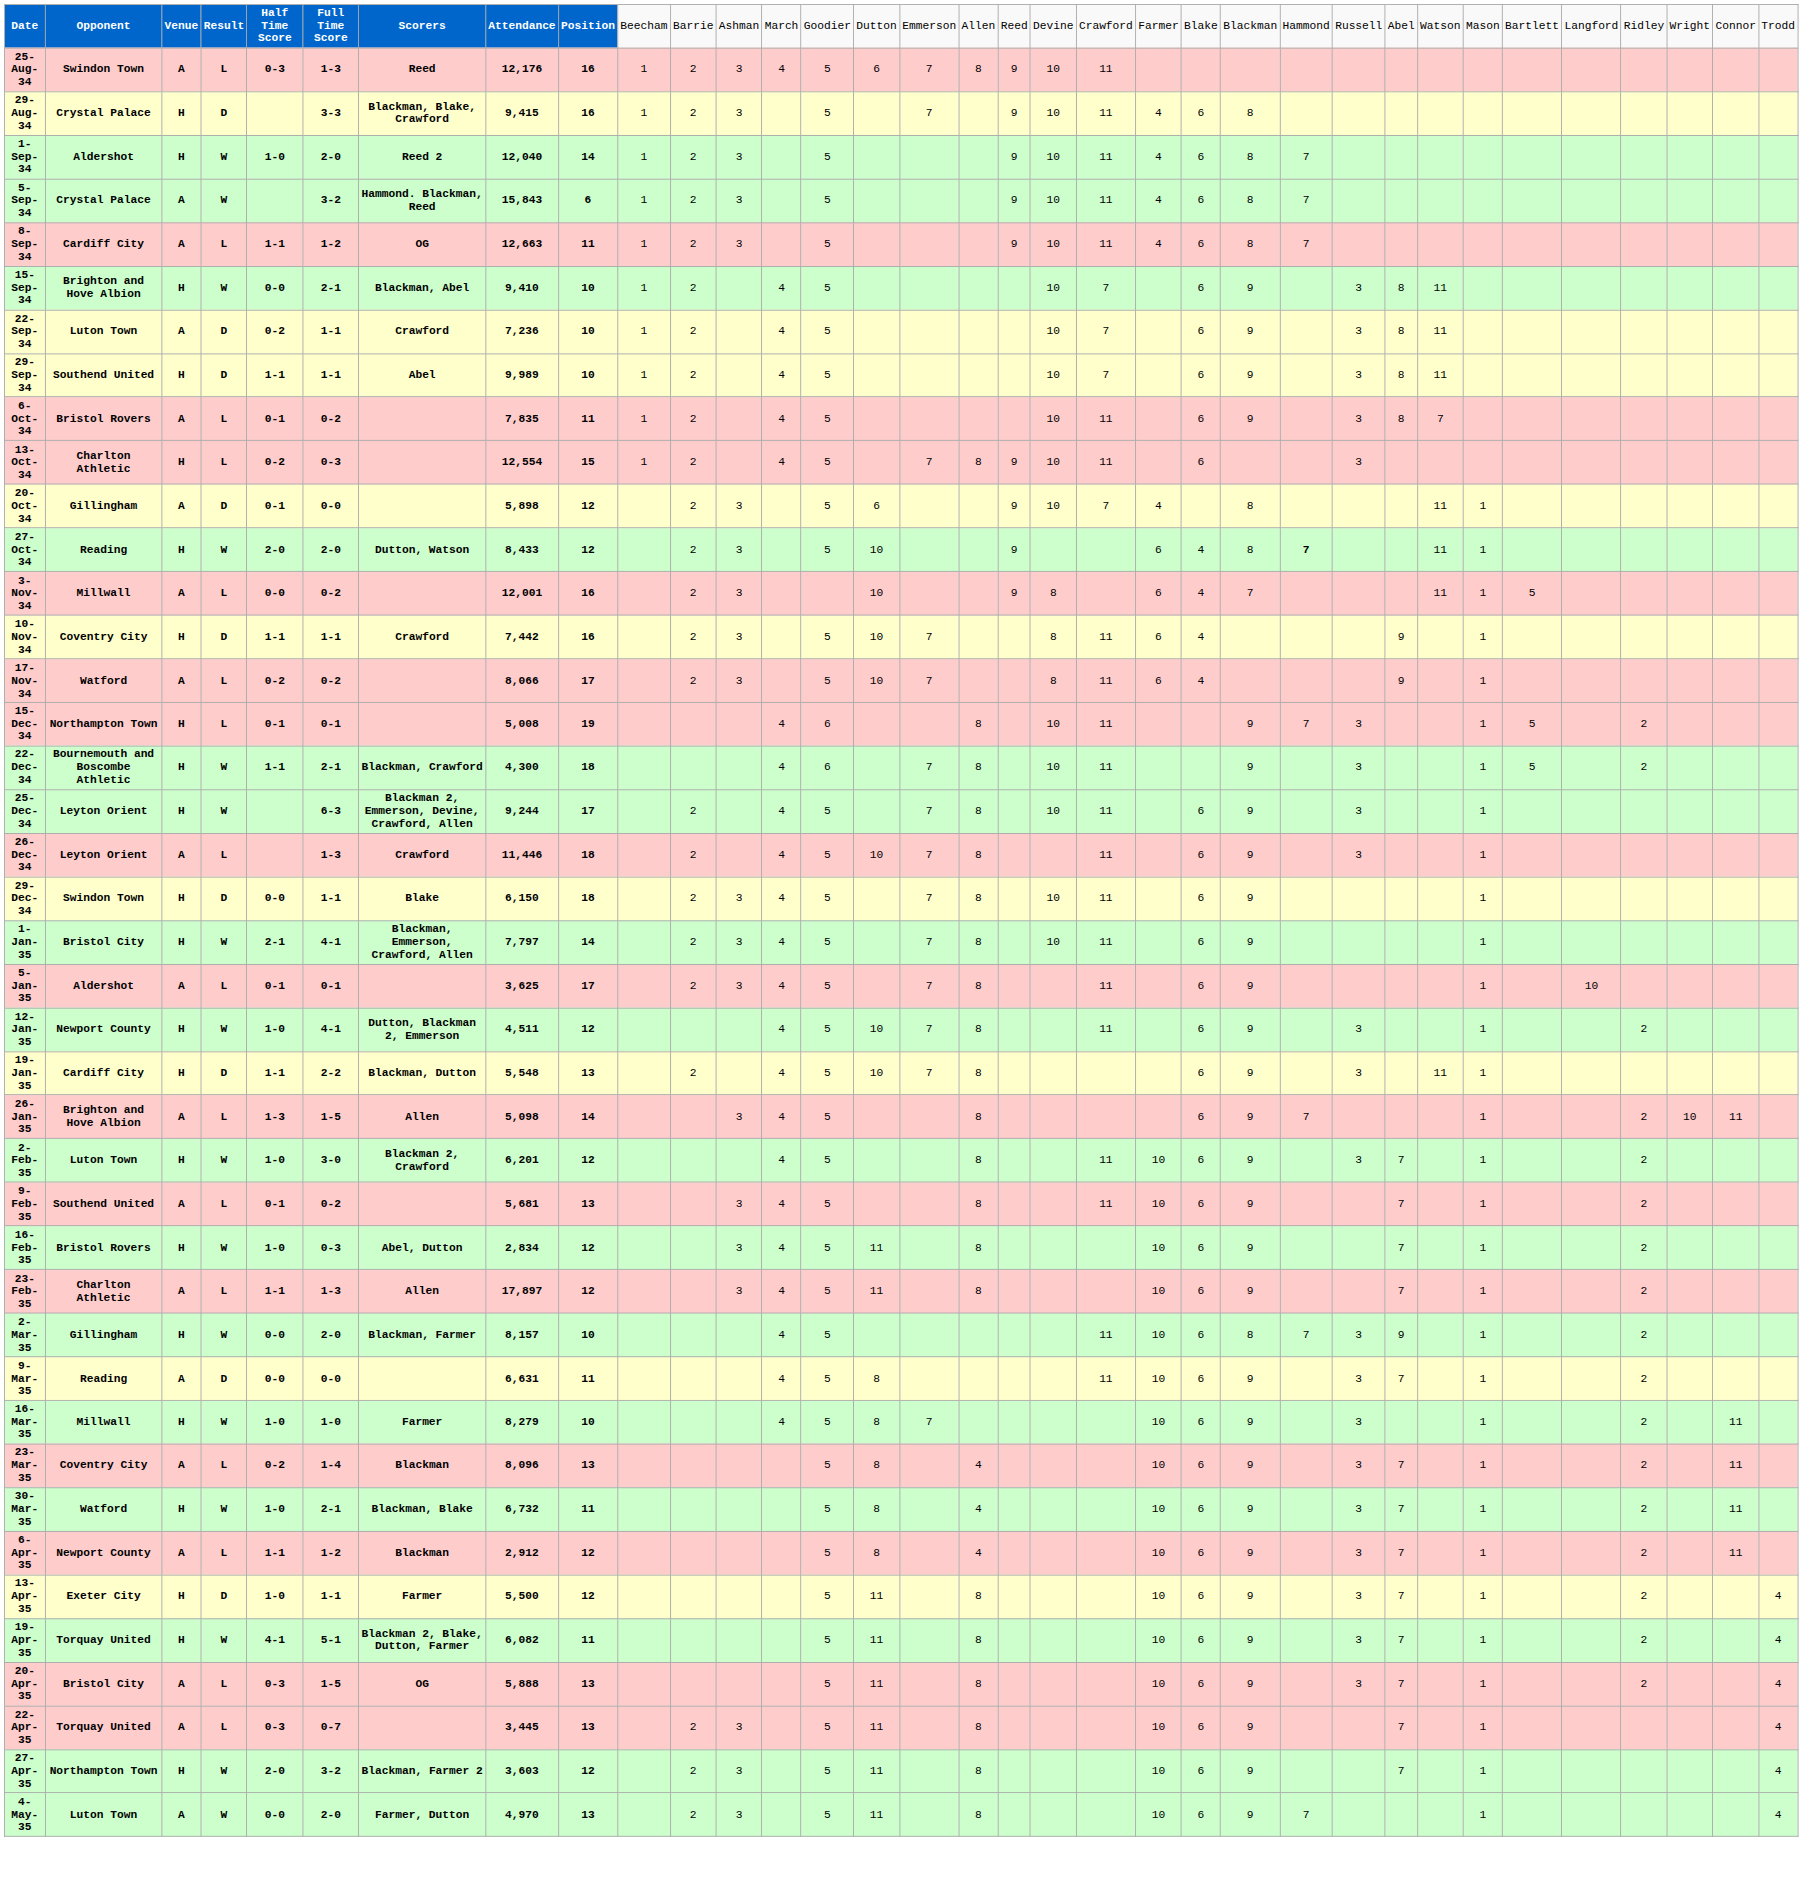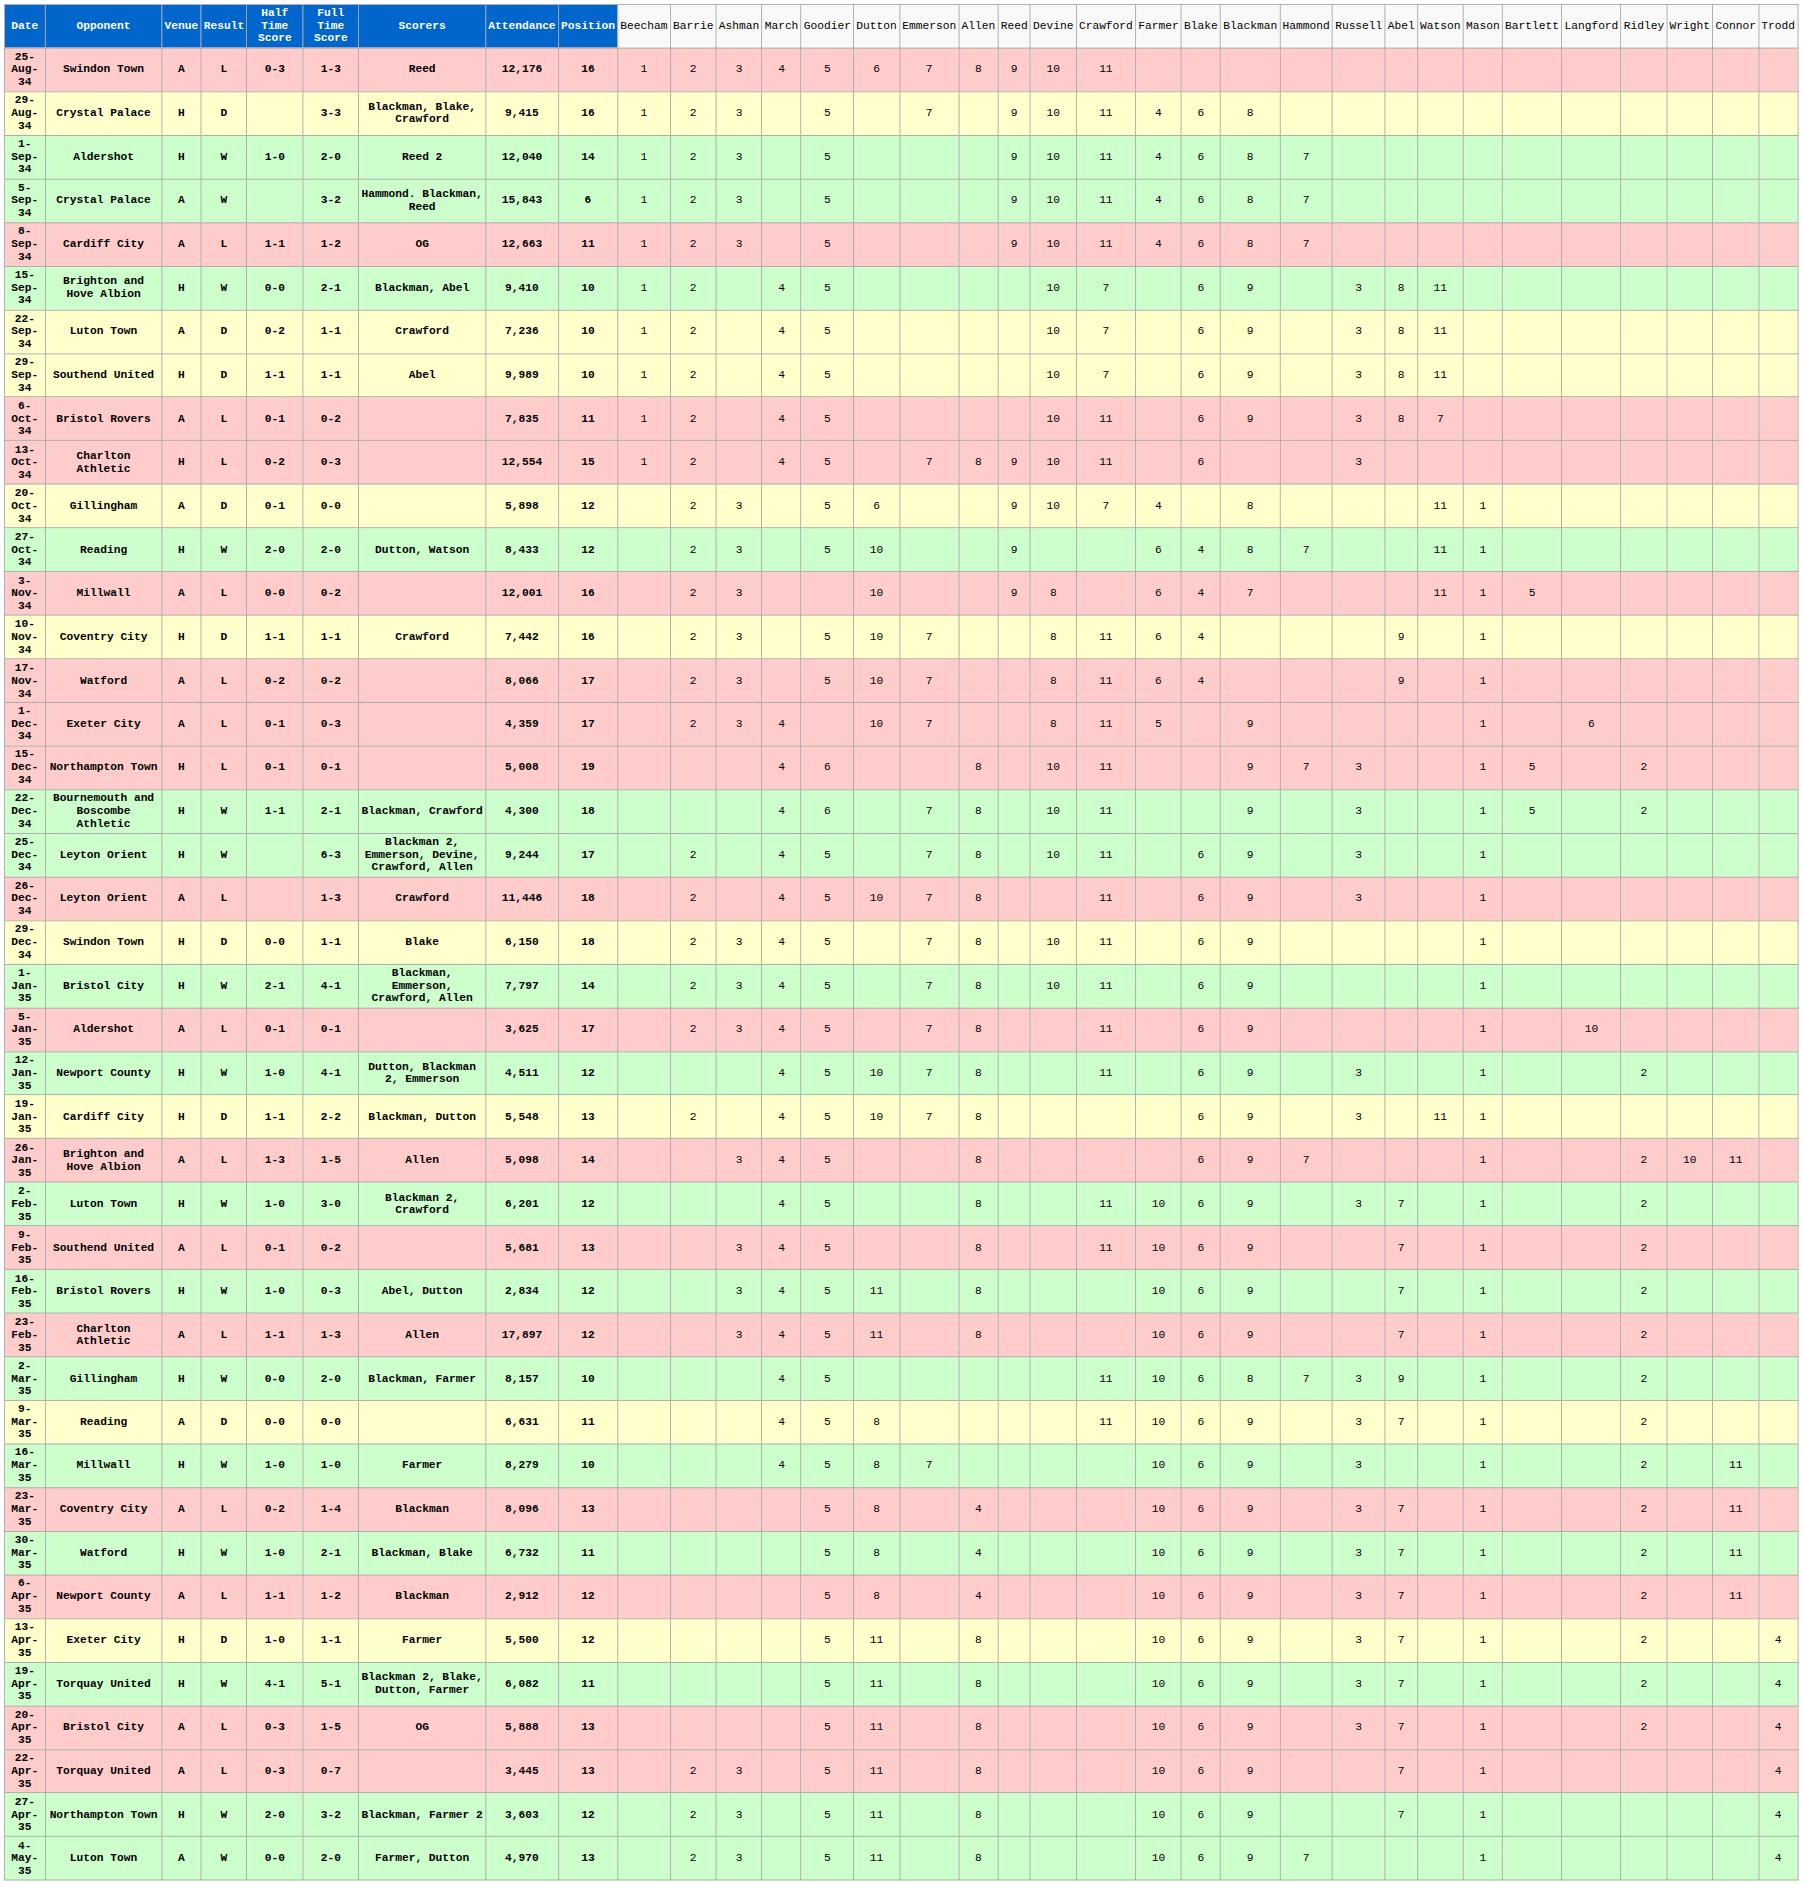(1306, 550) bold -> (1306, 550) normal
+ row: (25, 725)
